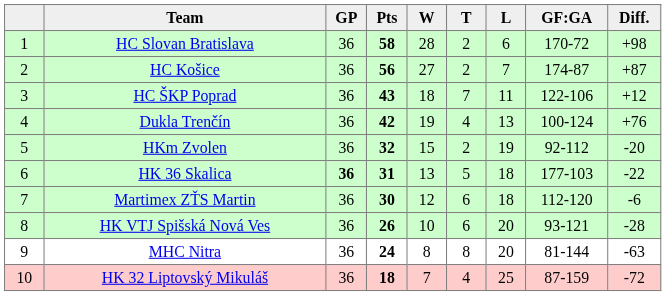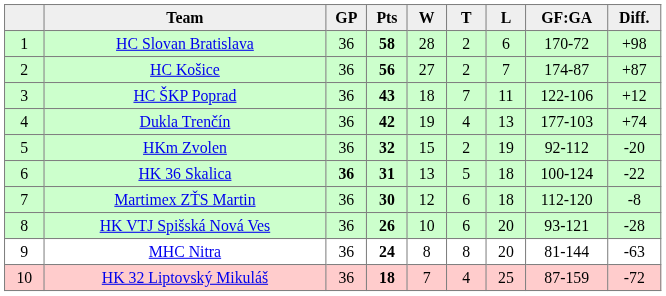(567, 121) 100-124 -> (567, 121) 177-103
(634, 121) +76 -> (634, 121) +74
(567, 173) 177-103 -> (567, 173) 100-124
(634, 199) -6 -> (634, 199) -8
